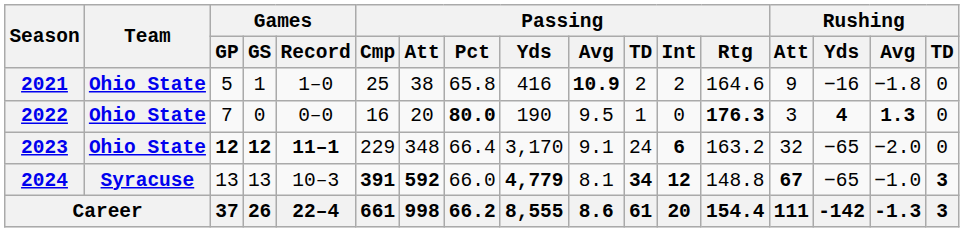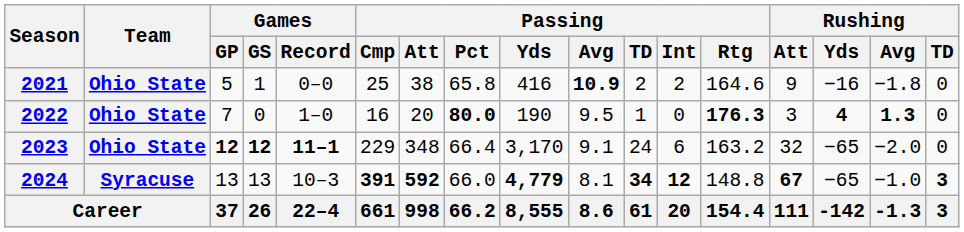(316, 84) 1–0 -> (316, 84) 0–0
(316, 116) 0–0 -> (316, 116) 1–0
(679, 148) bold -> (679, 148) normal
